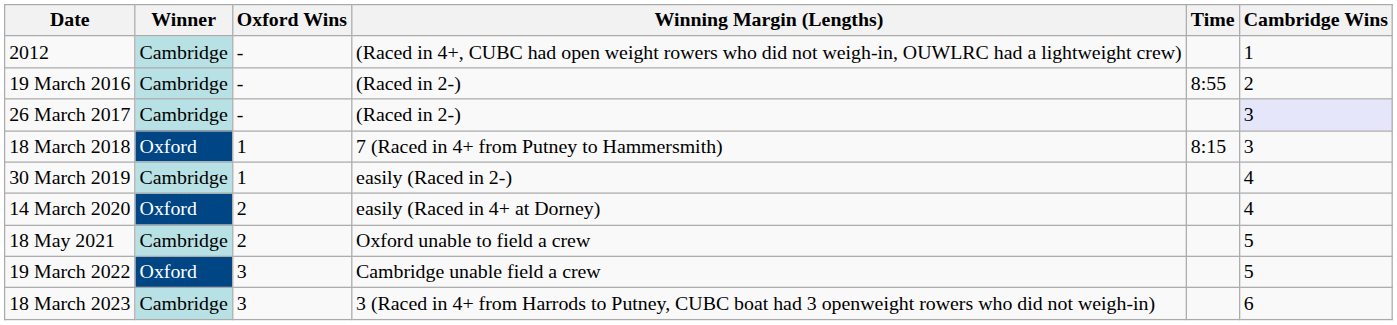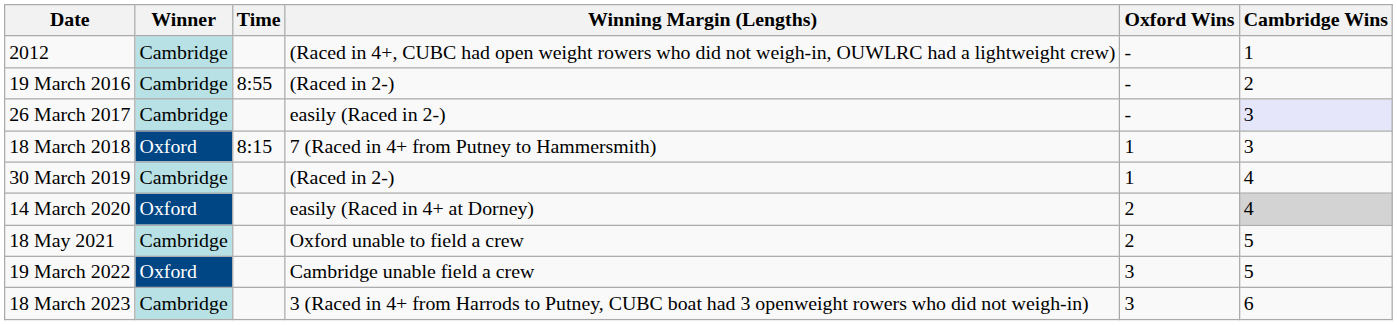columns swapped: (1213, 20) <-> (292, 20)
(408, 114) (Raced in 2-) -> (368, 114) easily (Raced in 2-)
(434, 177) easily (Raced in 2-) -> (342, 177) (Raced in 2-)
(1249, 209) no background -> (1249, 209) lightgrey background
